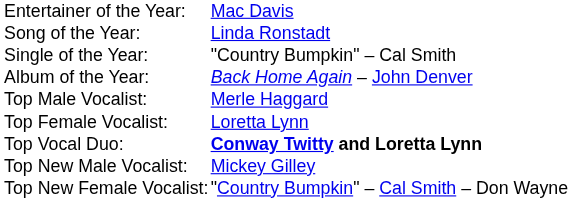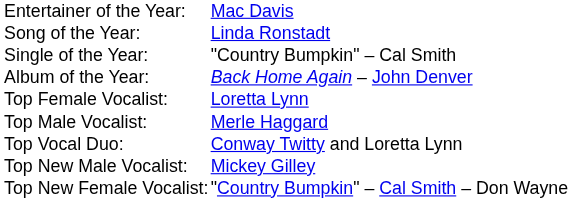rows swapped: (76, 99) <-> (86, 122)
(346, 144) bold -> (337, 144) normal
